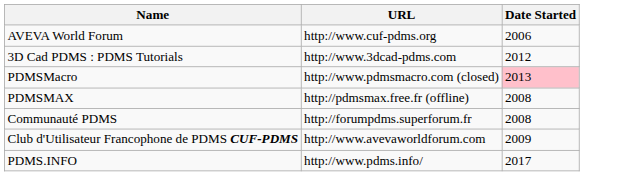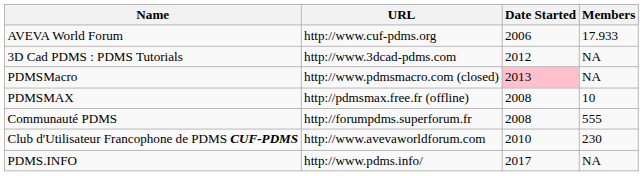+ column: (609, 14)
(518, 139) 2009 -> (518, 139) 2010
